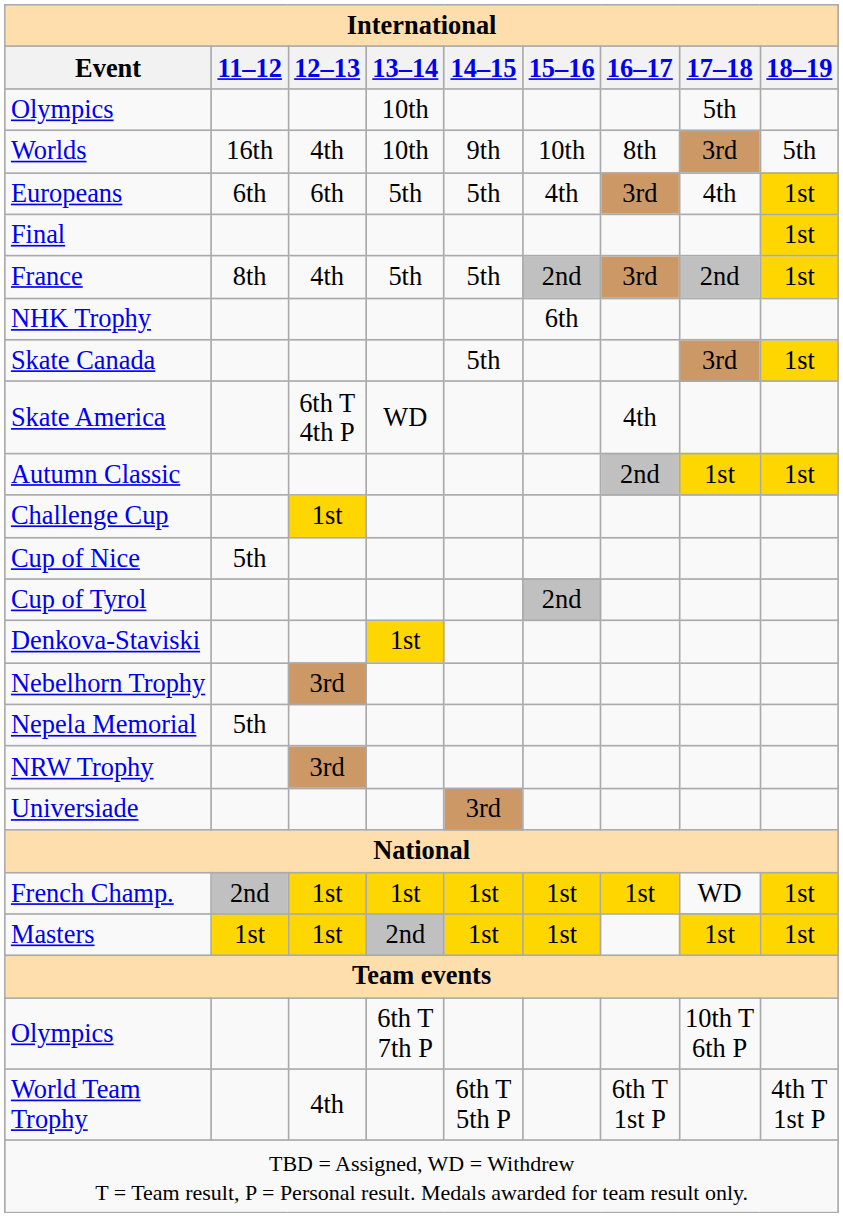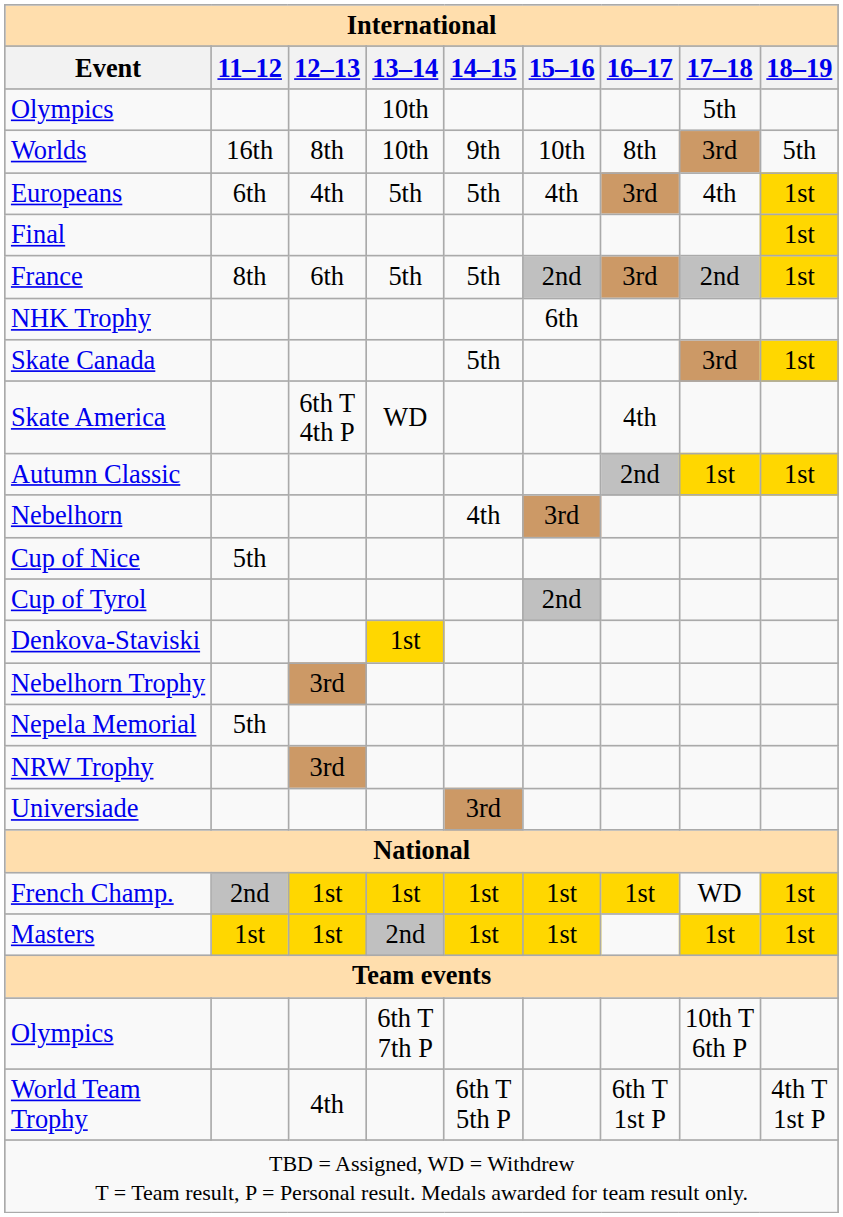(327, 151) 4th -> (327, 151) 8th
(327, 192) 6th -> (327, 192) 4th
(327, 276) 4th -> (327, 276) 6th
+ row: (67, 515)
- row: (90, 515)
